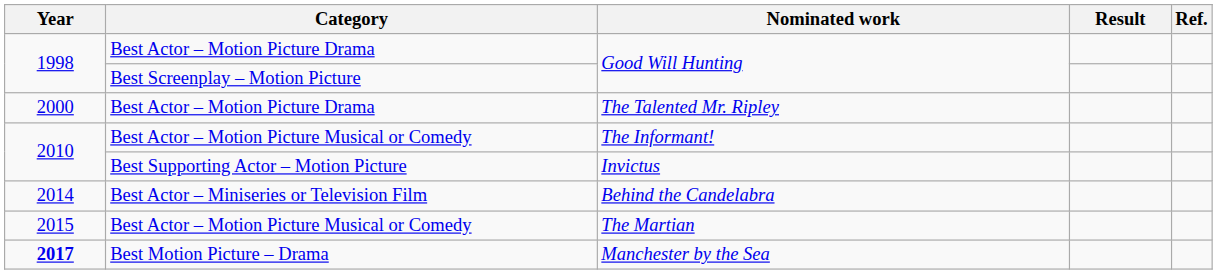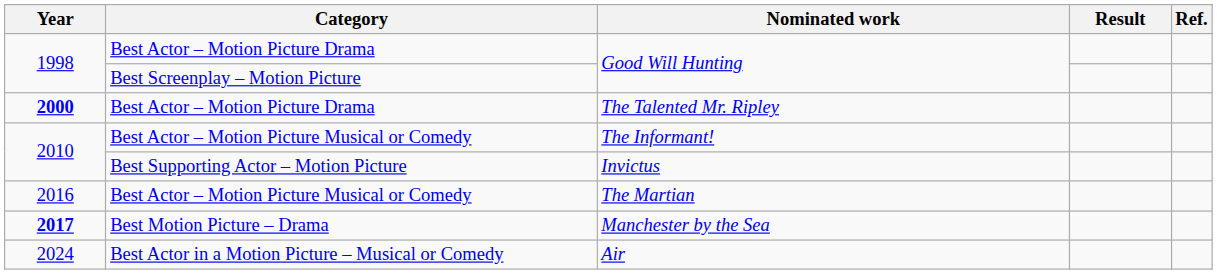(55, 107) normal -> (55, 107) bold
- row: (269, 195)
(55, 225) 2015 -> (55, 195) 2016
+ row: (307, 254)
